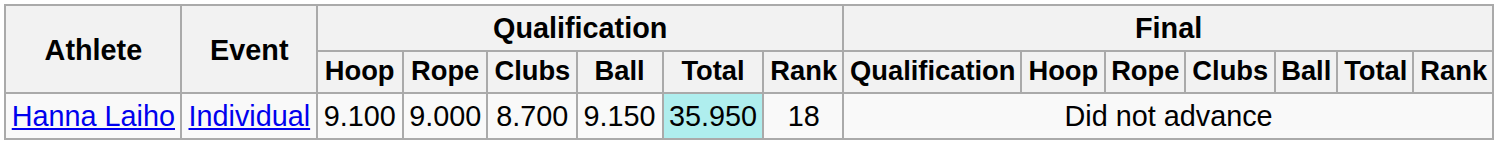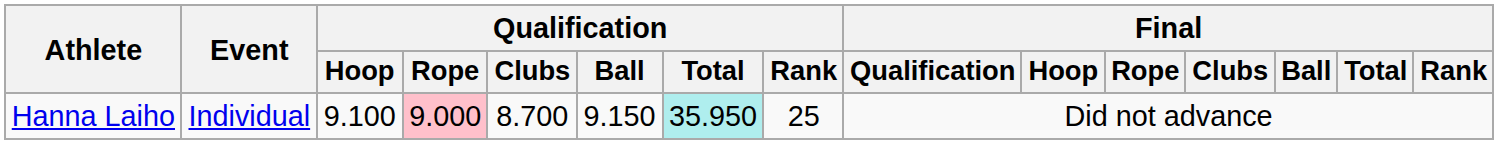(445, 117) no background -> (445, 117) pink background
(804, 117) 18 -> (804, 117) 25
